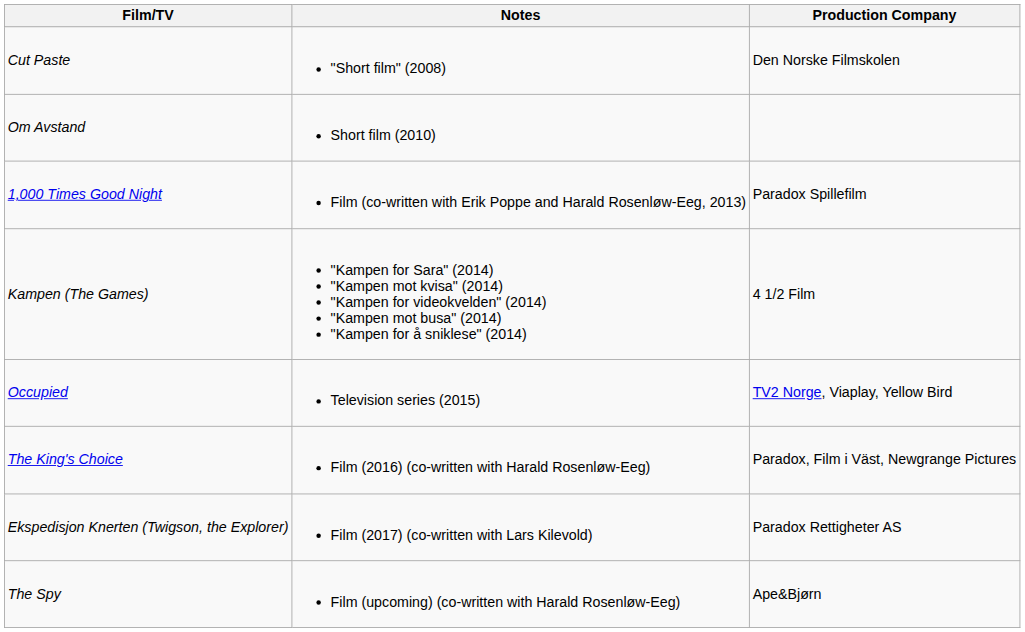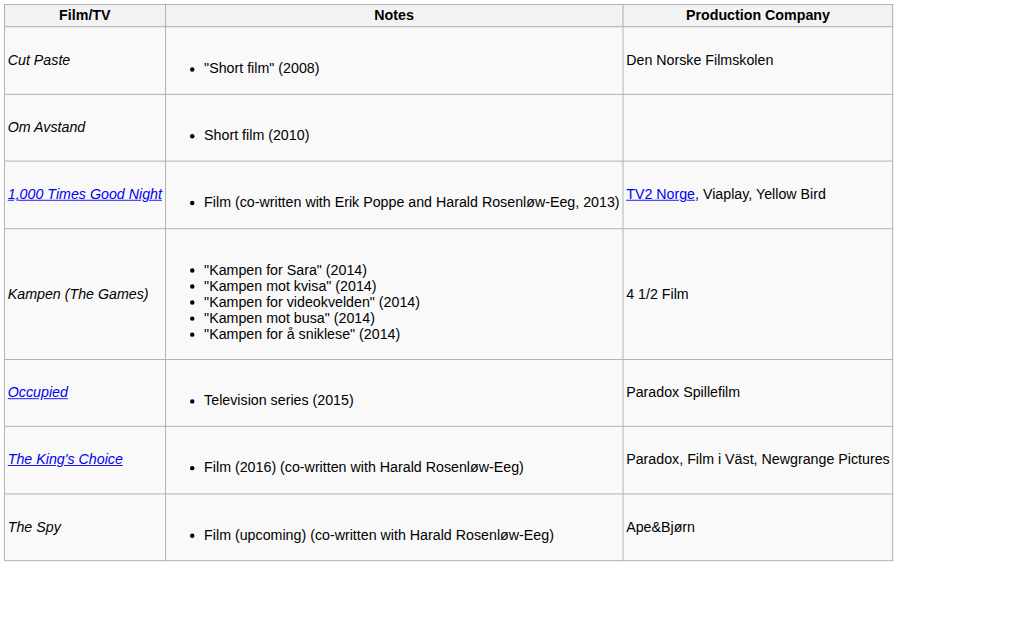(810, 194) Paradox Spillefilm -> (726, 194) TV2 Norge, Viaplay, Yellow Bird
(853, 393) TV2 Norge, Viaplay, Yellow Bird -> (683, 393) Paradox Spillefilm
- row: (148, 527)
